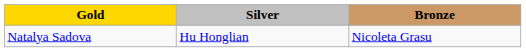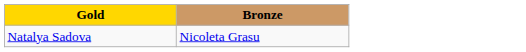- column: (263, 15)
